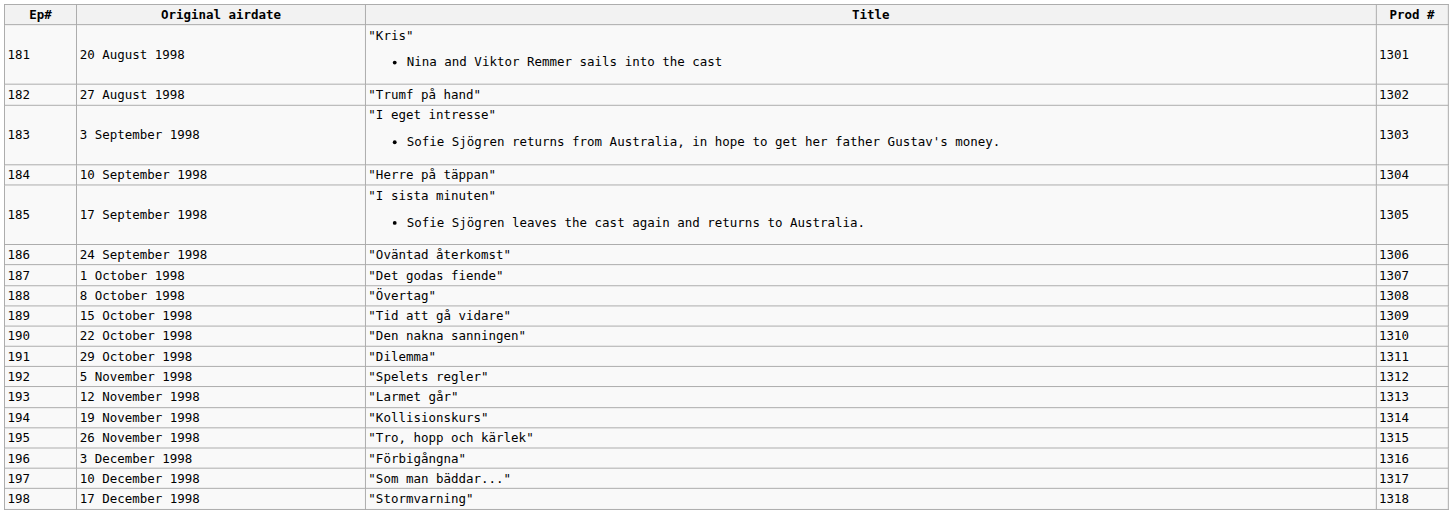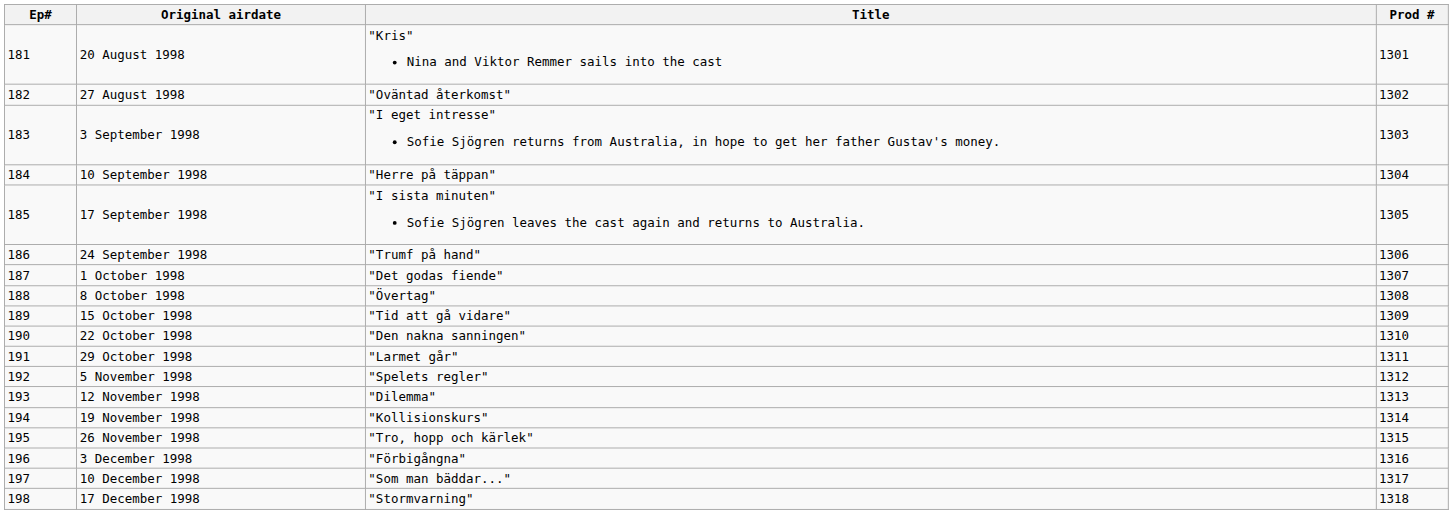(425, 95) "Trumf på hand" -> (440, 95) "Oväntad återkomst"
(440, 255) "Oväntad återkomst" -> (425, 255) "Trumf på hand"
(402, 356) "Dilemma" -> (413, 356) "Larmet går"
(413, 397) "Larmet går" -> (402, 397) "Dilemma"
